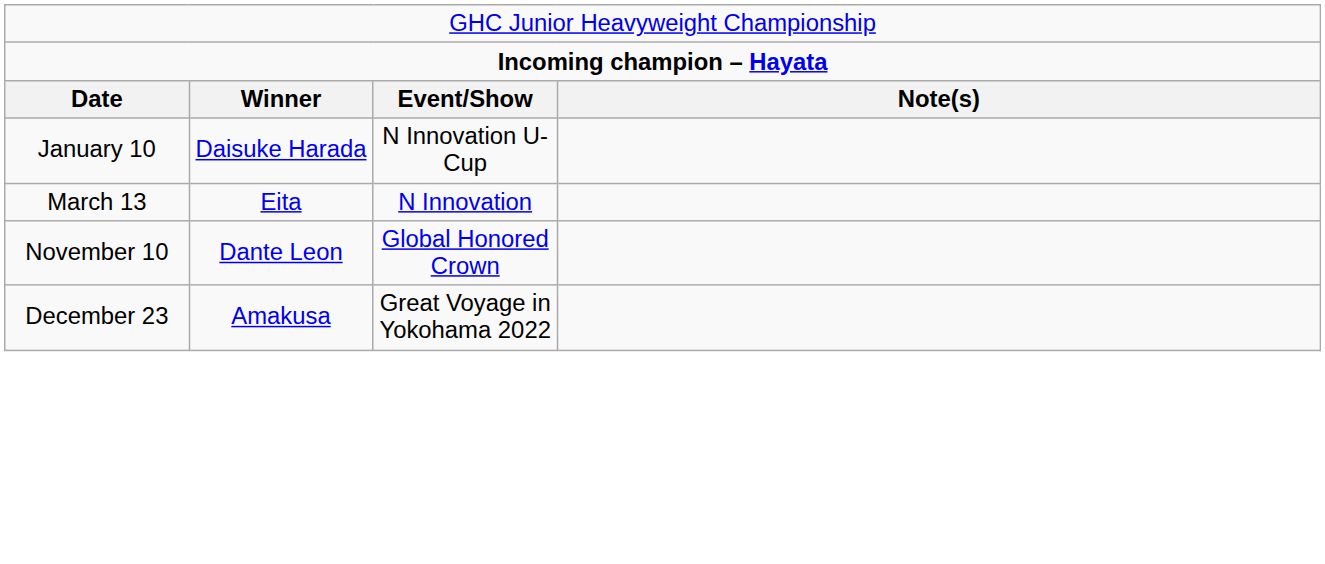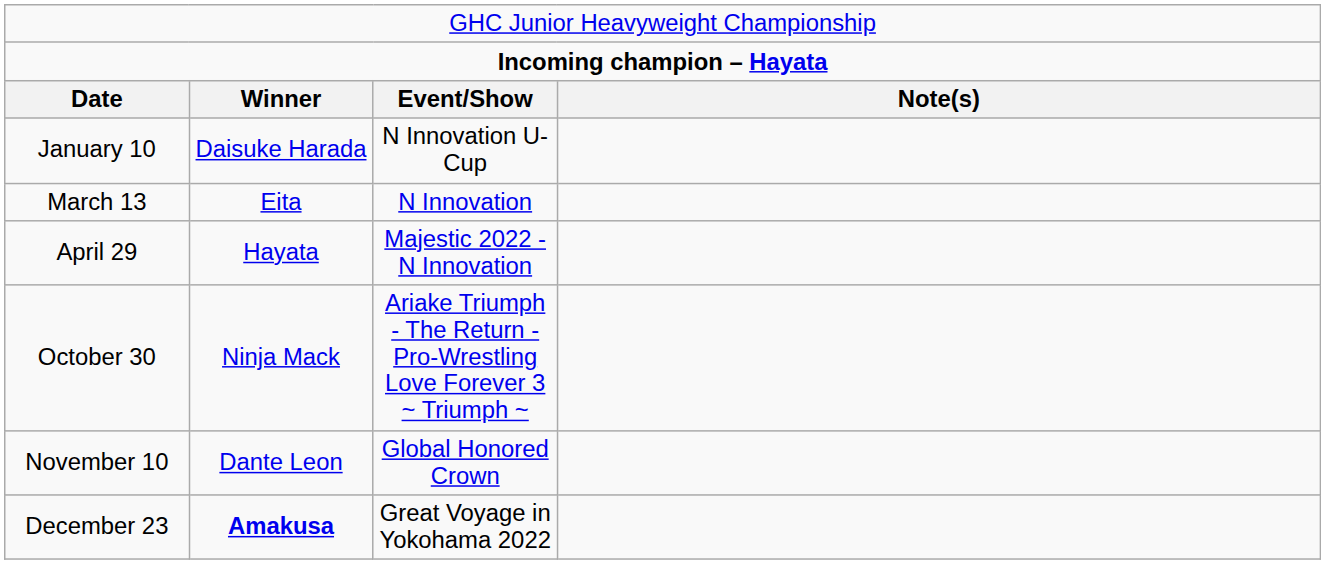+ row: (97, 252)
+ row: (97, 357)
(281, 317) normal -> (281, 527) bold
